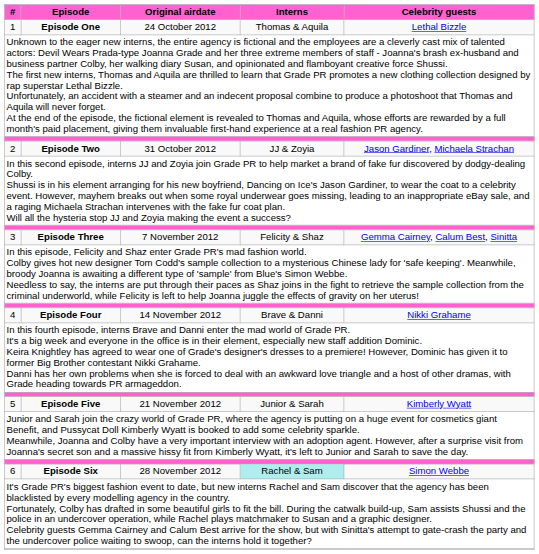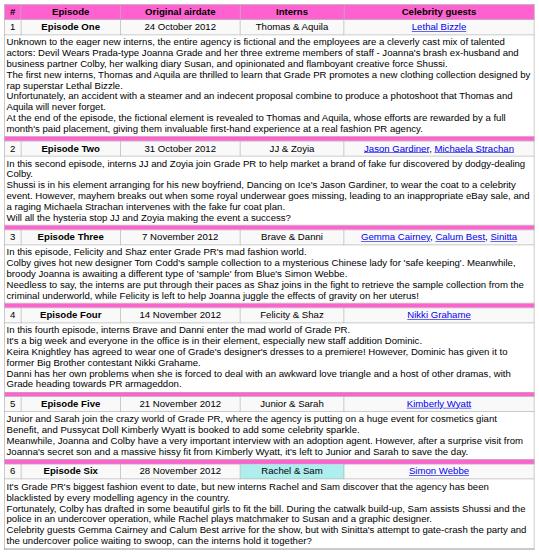(292, 237) Felicity & Shaz -> (292, 237) Brave & Danni
(292, 315) Brave & Danni -> (292, 315) Felicity & Shaz
